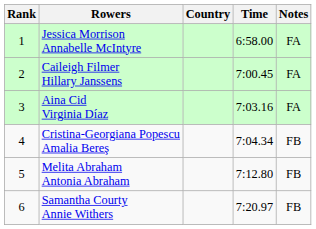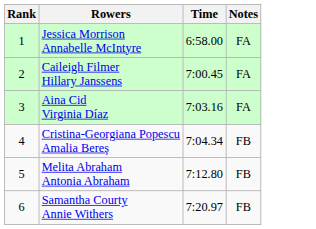- column: (208, 14)
